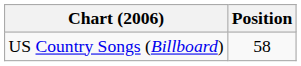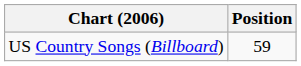(262, 46) 58 -> (262, 46) 59
